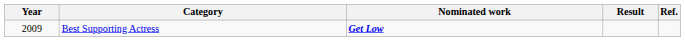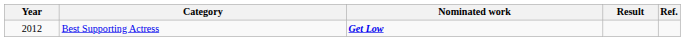(32, 28) 2009 -> (32, 28) 2012
